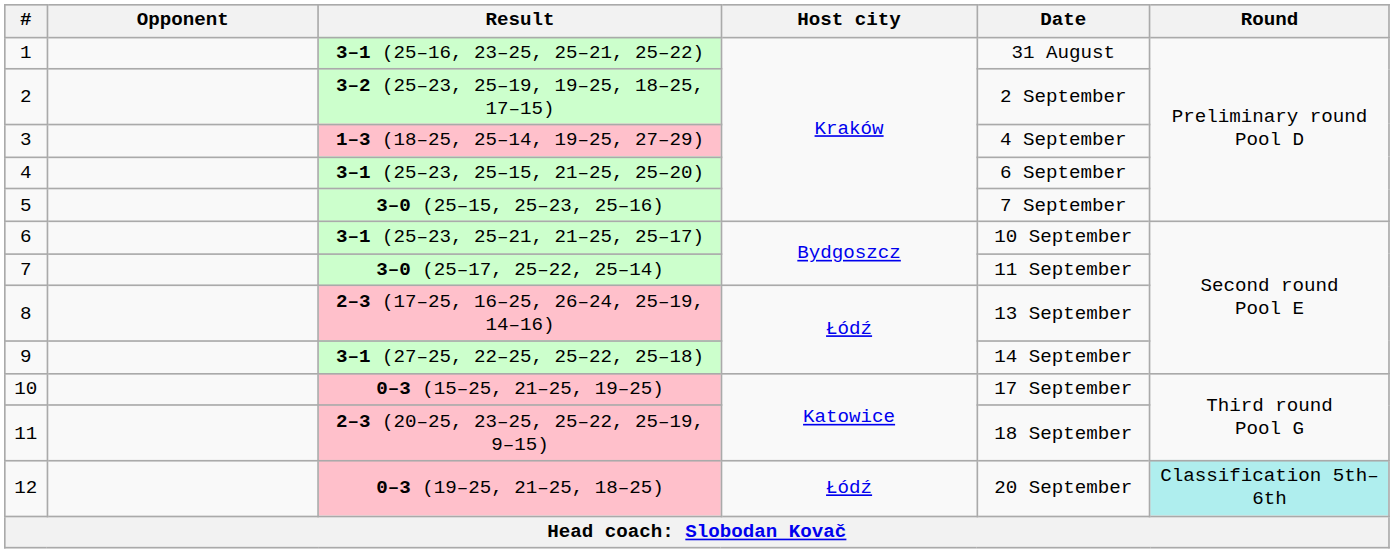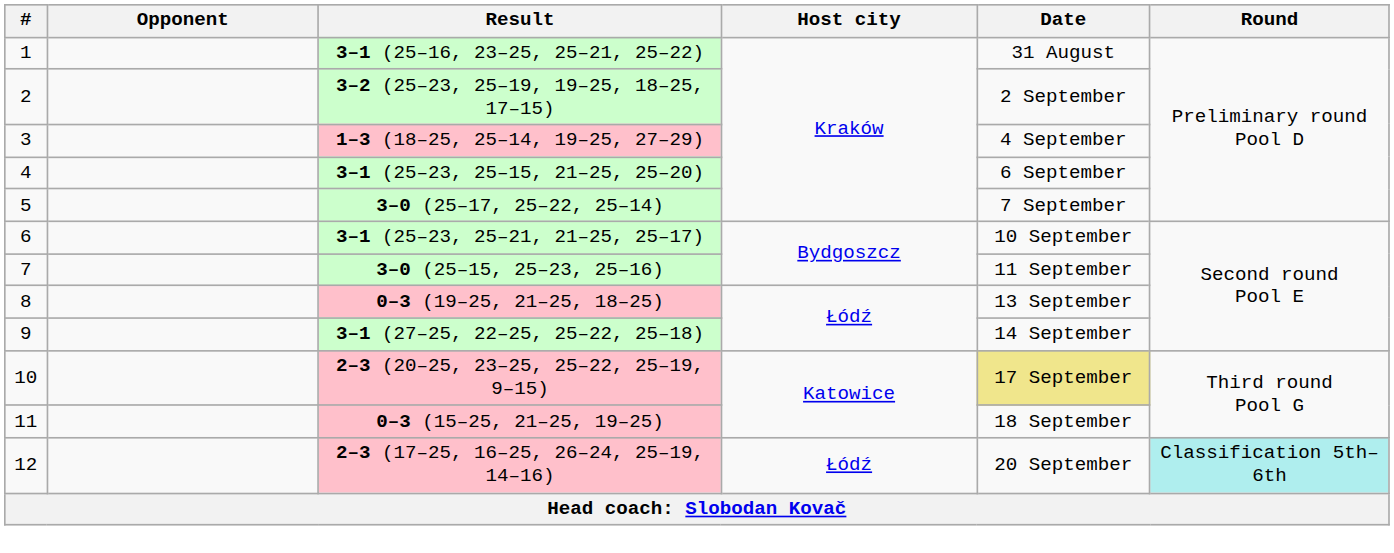(520, 205) 3–0 (25–15, 25–23, 25–16) -> (520, 205) 3–0 (25–17, 25–22, 25–14)
(520, 269) 3–0 (25–17, 25–22, 25–14) -> (520, 269) 3–0 (25–15, 25–23, 25–16)
(520, 313) 2–3 (17–25, 16–25, 26–24, 25–19, 14–16) -> (520, 301) 0–3 (19–25, 21–25, 18–25)
(520, 389) 0–3 (15–25, 21–25, 19–25) -> (520, 377) 2–3 (20–25, 23–25, 25–22, 25–19, 9–15)
(1063, 389) no background -> (1063, 377) khaki background
(520, 433) 2–3 (20–25, 23–25, 25–22, 25–19, 9–15) -> (520, 421) 0–3 (15–25, 21–25, 19–25)
(520, 488) 0–3 (19–25, 21–25, 18–25) -> (520, 465) 2–3 (17–25, 16–25, 26–24, 25–19, 14–16)
